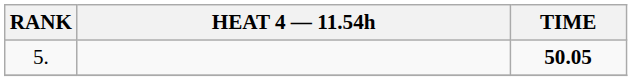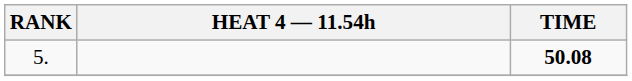(568, 57) 50.05 -> (568, 57) 50.08
